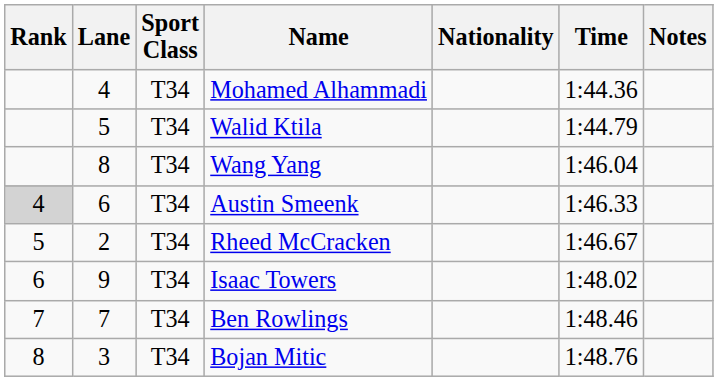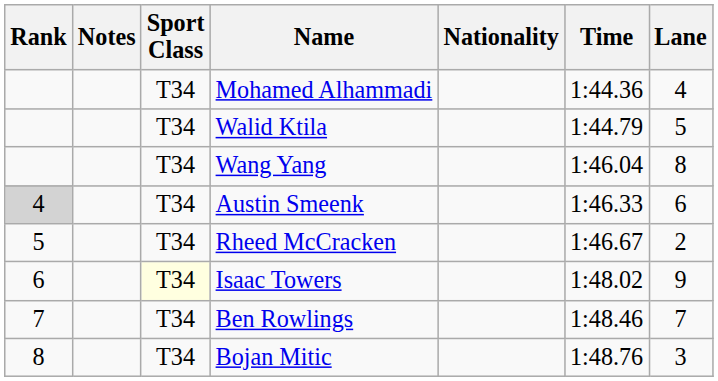columns swapped: (104, 37) <-> (678, 37)
(170, 280) no background -> (176, 280) lightyellow background
